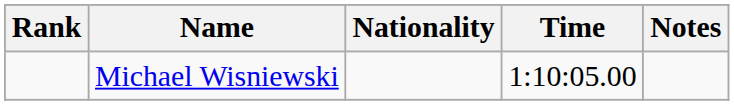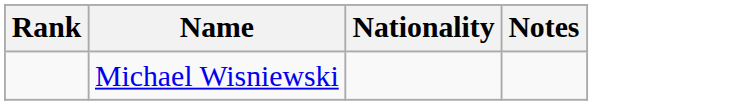- column: (572, 28)
